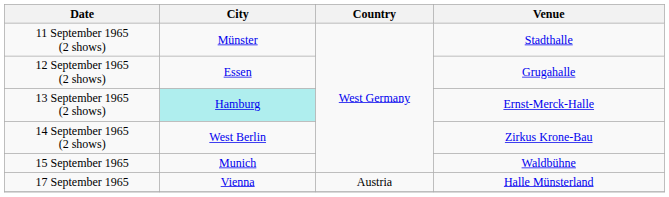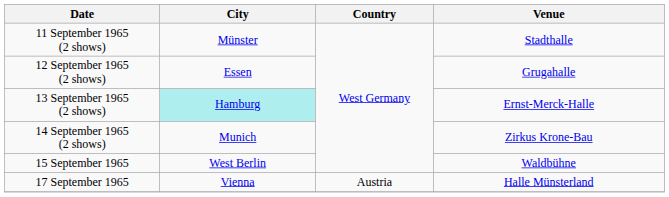(238, 137) West Berlin -> (238, 137) Munich
(238, 163) Munich -> (238, 163) West Berlin
